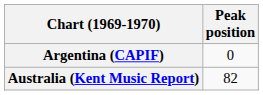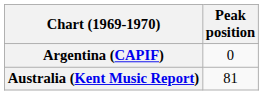(230, 78) 82 -> (230, 78) 81
